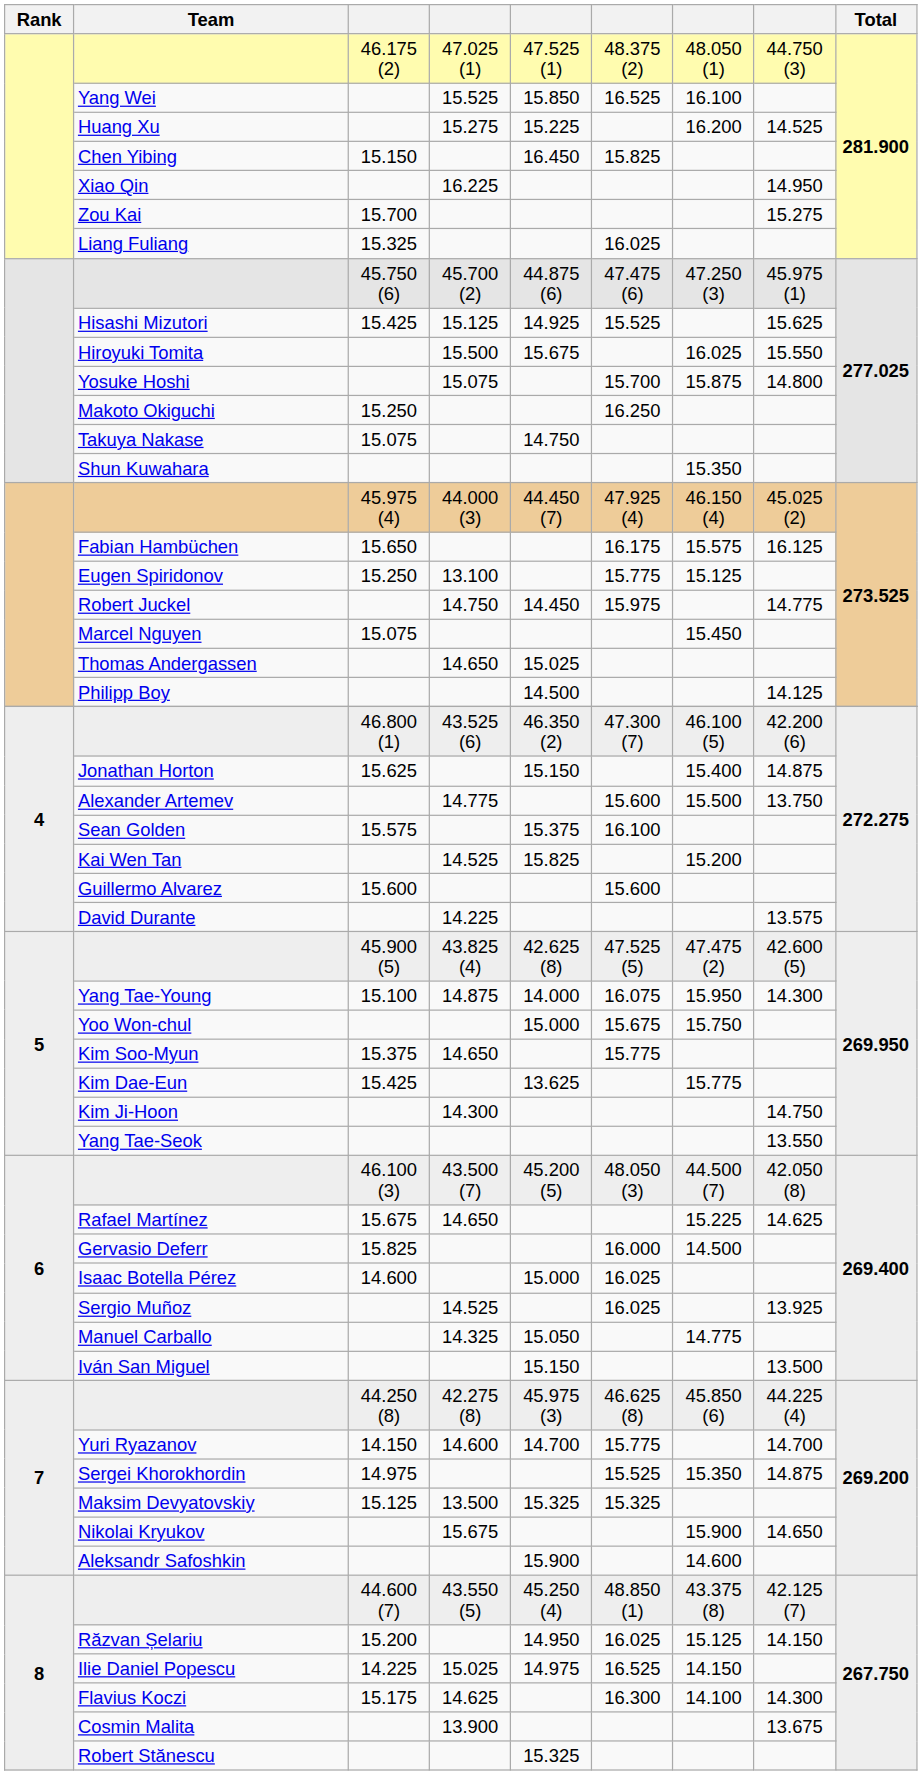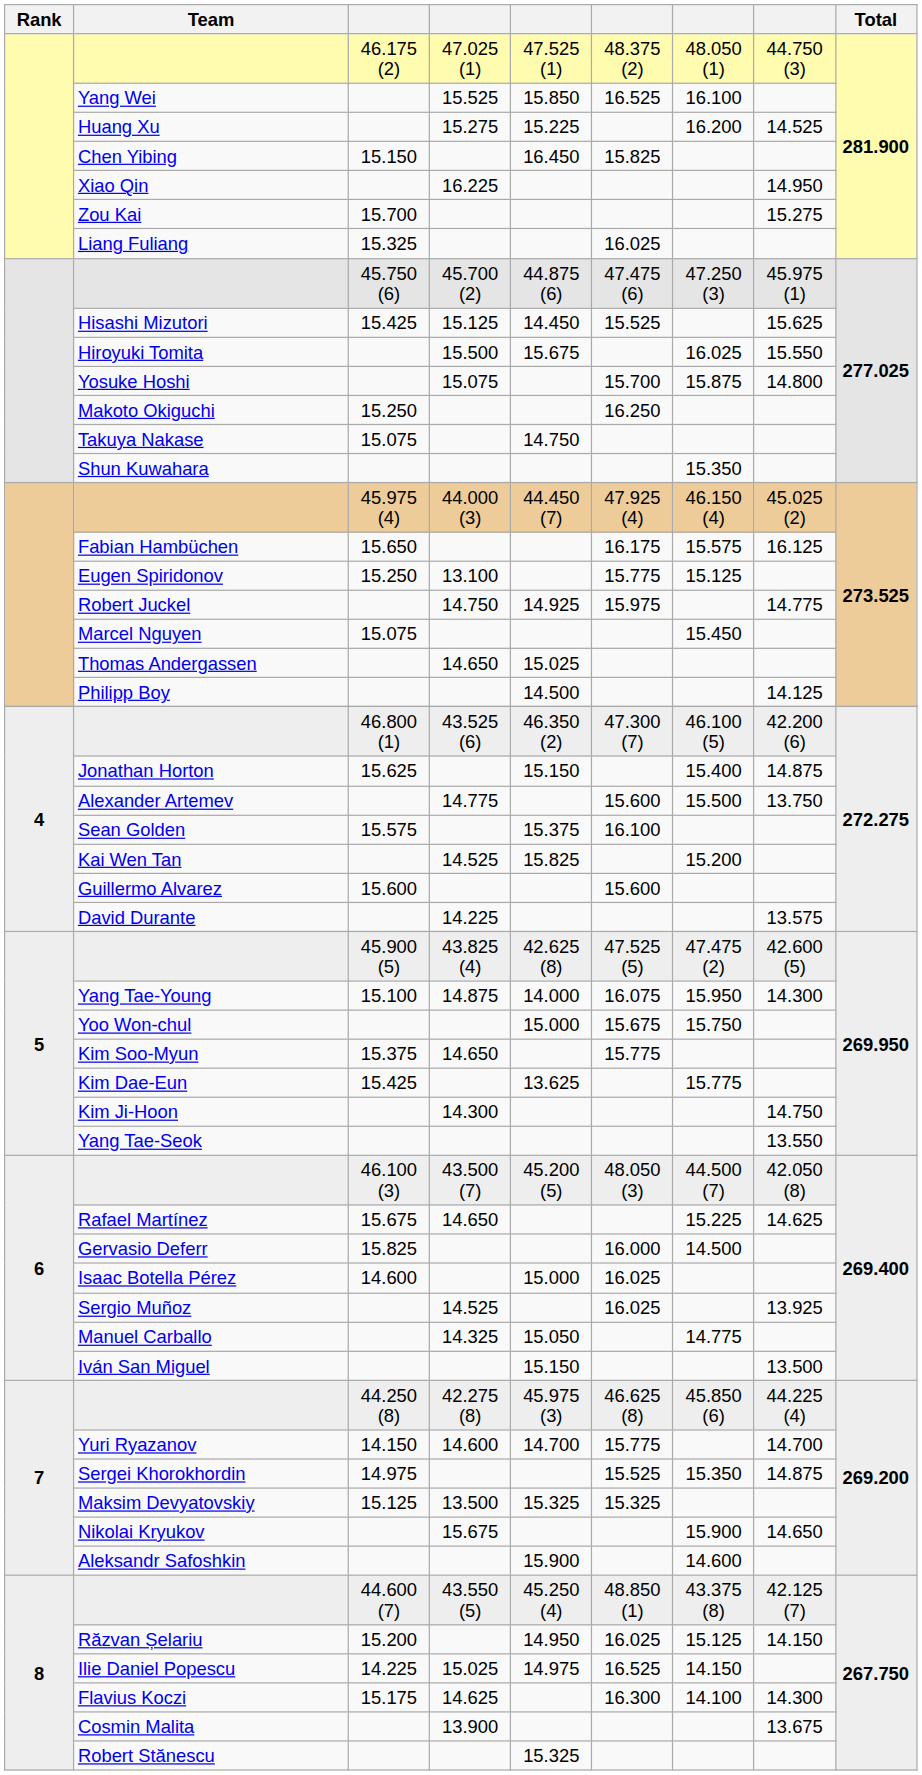(551, 323) 14.925 -> (551, 323) 14.450
(551, 605) 14.450 -> (551, 605) 14.925
